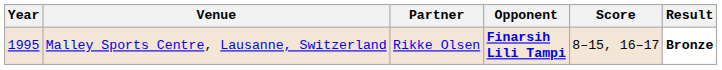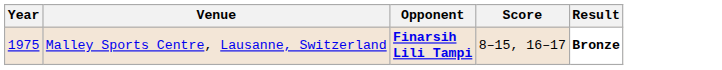- column: (437, 15)
(24, 45) 1995 -> (24, 45) 1975
